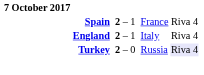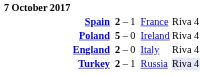+ row: (94, 36)
(125, 36) 2 – 1 -> (125, 50) 2 – 0
(125, 50) 2 – 0 -> (125, 64) 2 – 1
